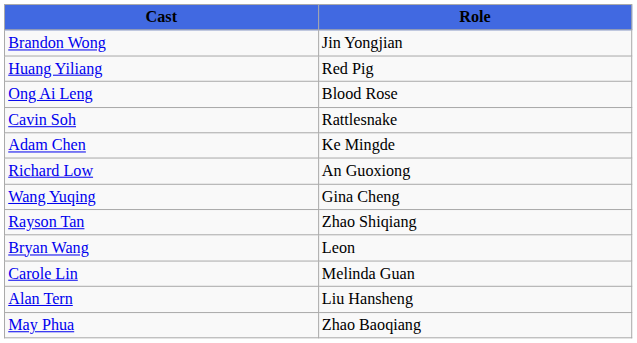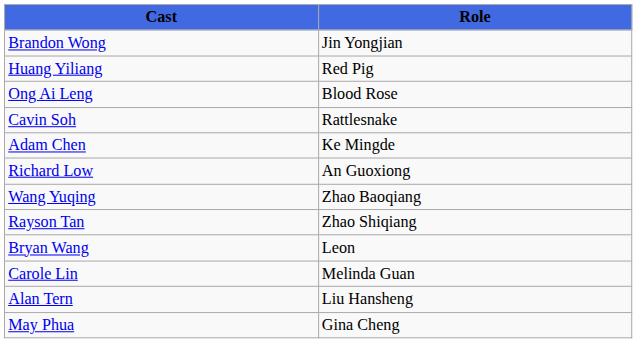(361, 196) Gina Cheng -> (371, 196) Zhao Baoqiang
(371, 324) Zhao Baoqiang -> (361, 324) Gina Cheng
